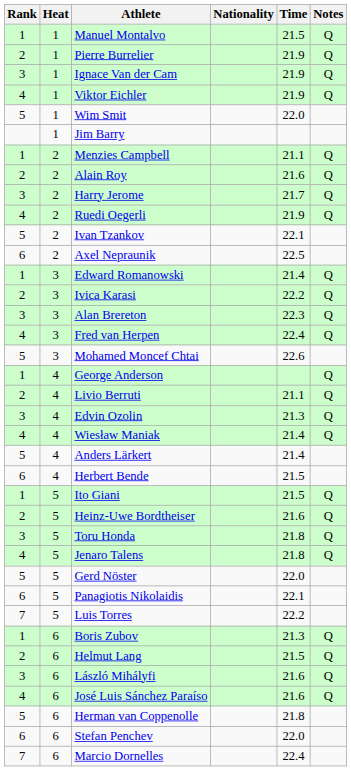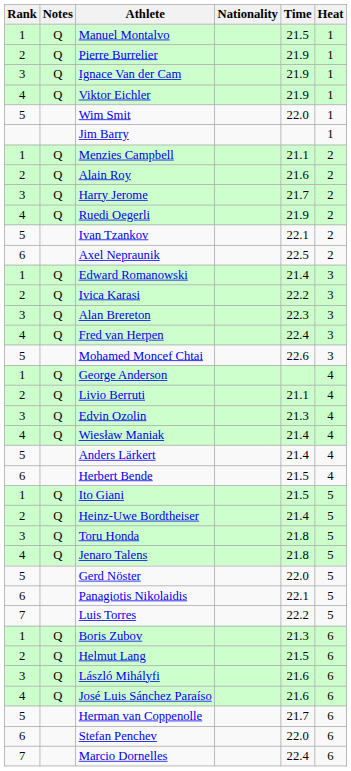columns swapped: (56, 14) <-> (328, 14)
(293, 515) 21.6 -> (298, 515) 21.4
(293, 716) 21.8 -> (298, 716) 21.7
